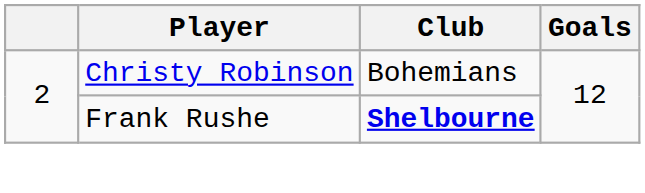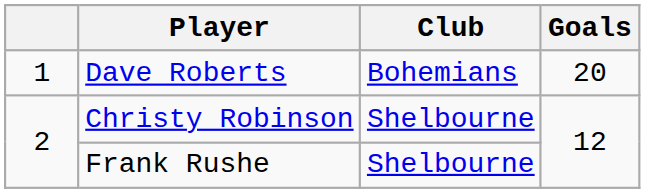+ row: (186, 73)
(442, 73) Bohemians -> (451, 119) Shelbourne
(451, 119) bold -> (451, 165) normal
